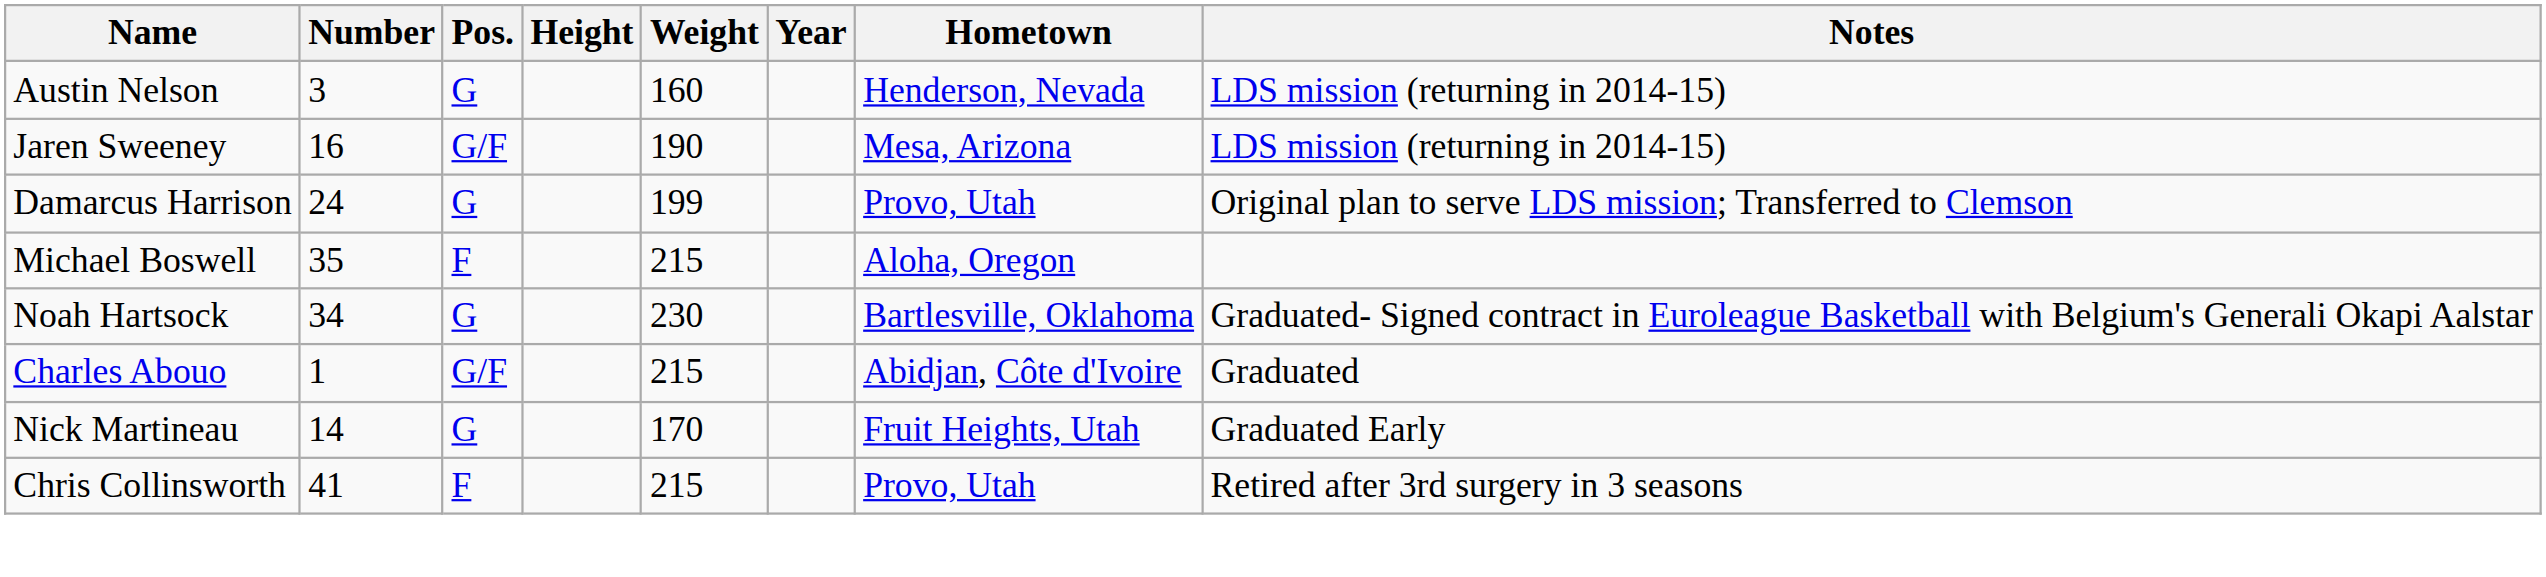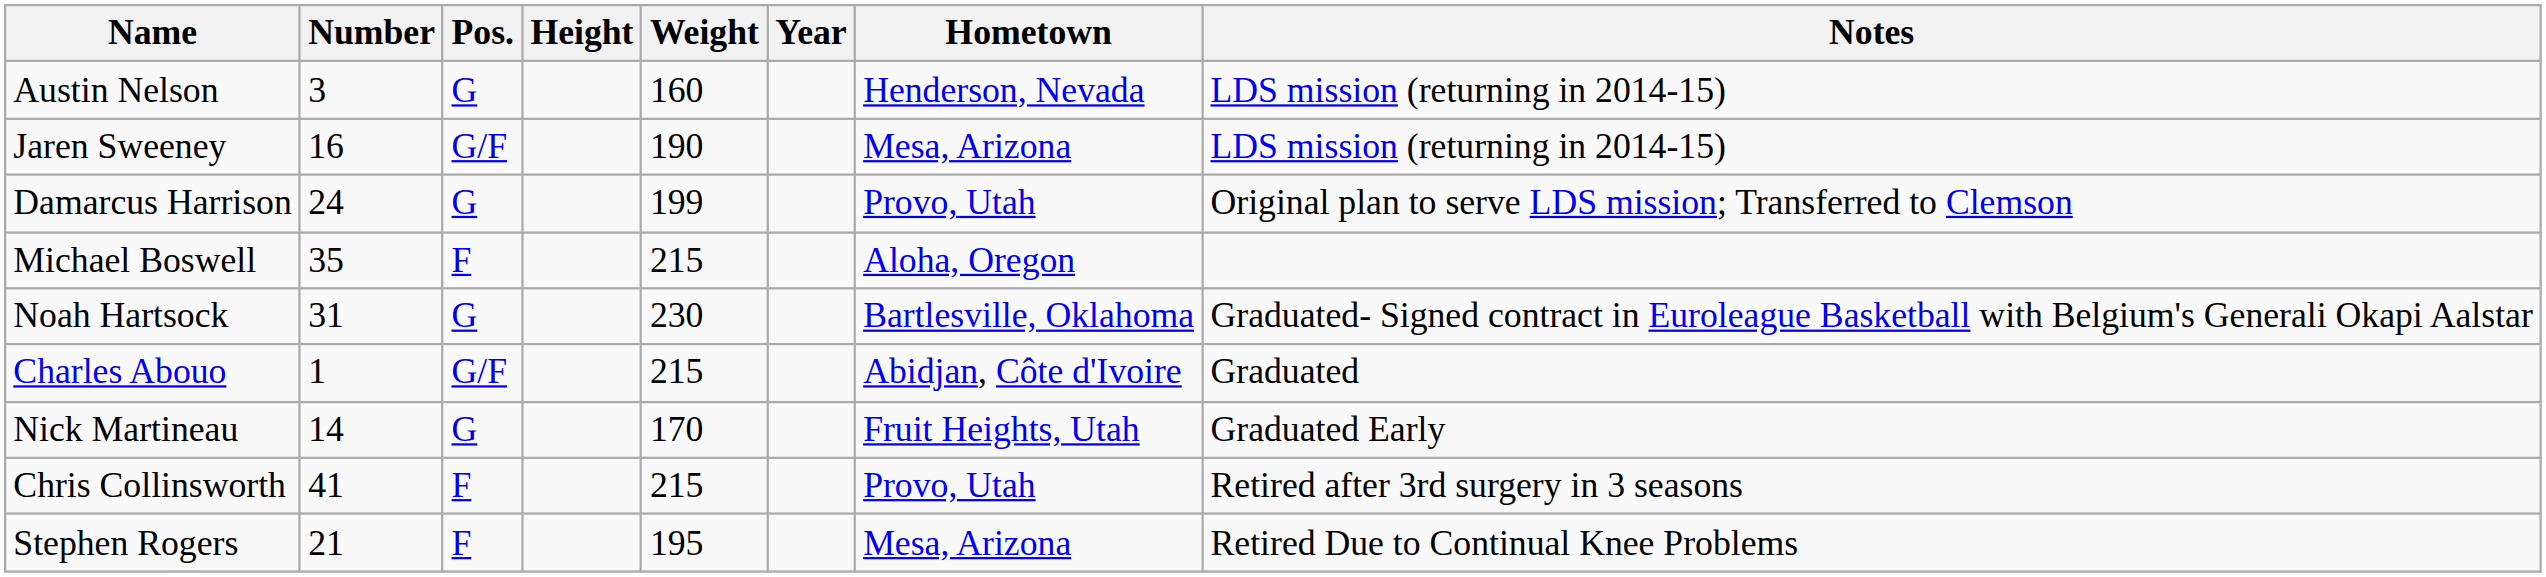(326, 315) 34 -> (326, 315) 31
+ row: (126, 542)
